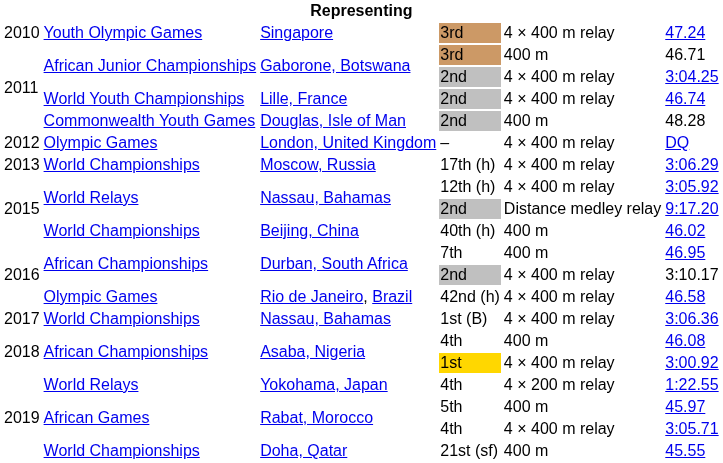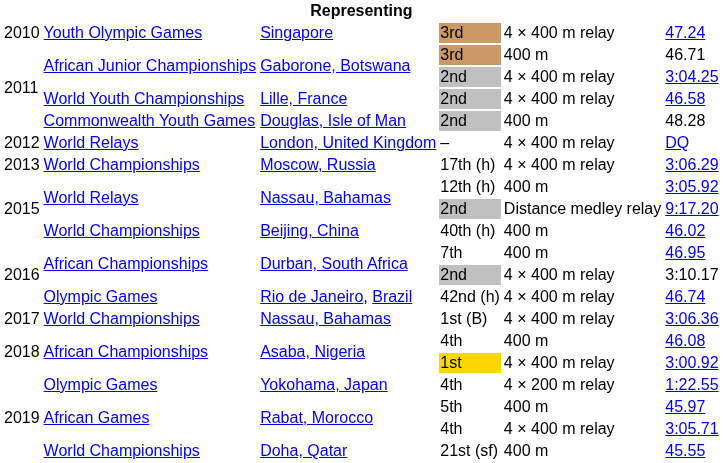(685, 98) 46.74 -> (685, 98) 46.58
(100, 142) Olympic Games -> (91, 142) World Relays
(559, 186) 4 × 400 m relay -> (526, 186) 400 m
(685, 296) 46.58 -> (685, 296) 46.74
(91, 384) World Relays -> (100, 384) Olympic Games
